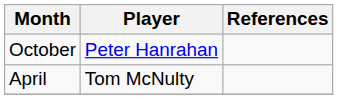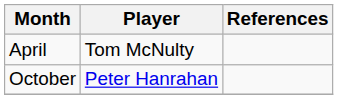rows swapped: (43, 49) <-> (28, 79)
